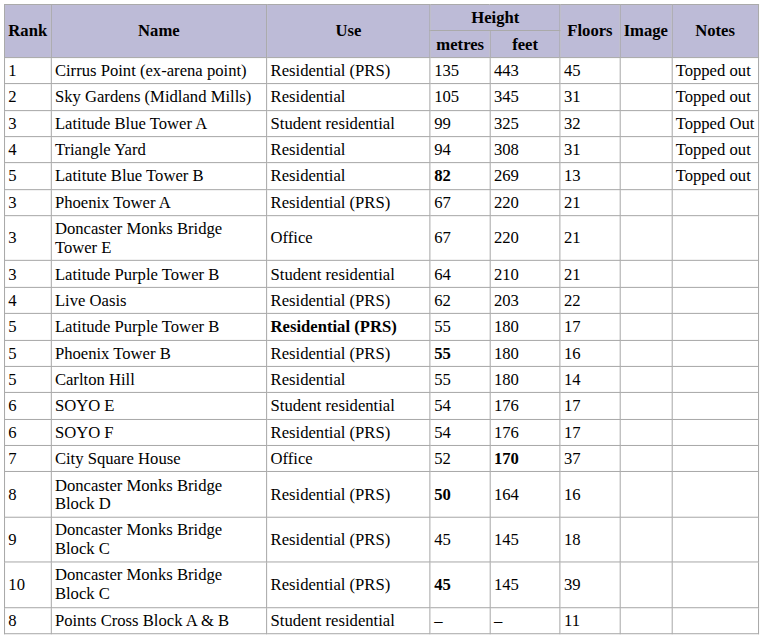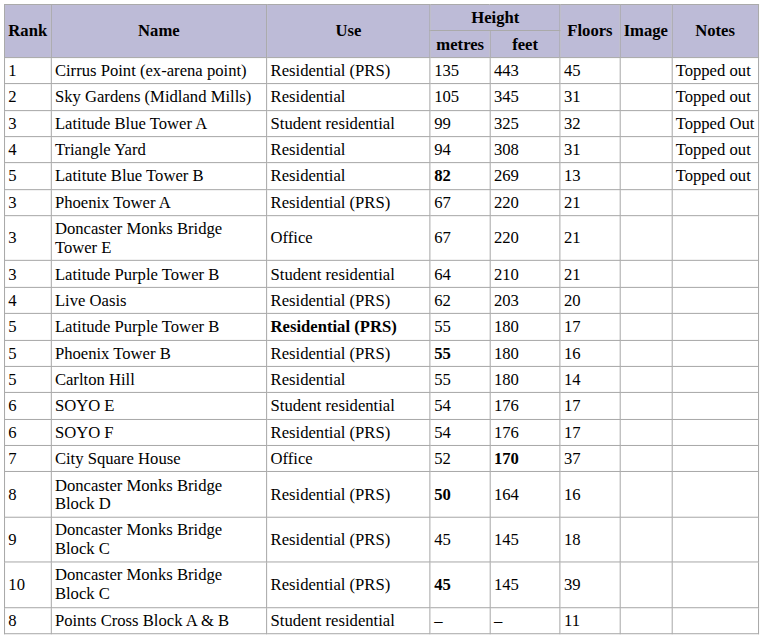(572, 300) 22 -> (572, 300) 20
